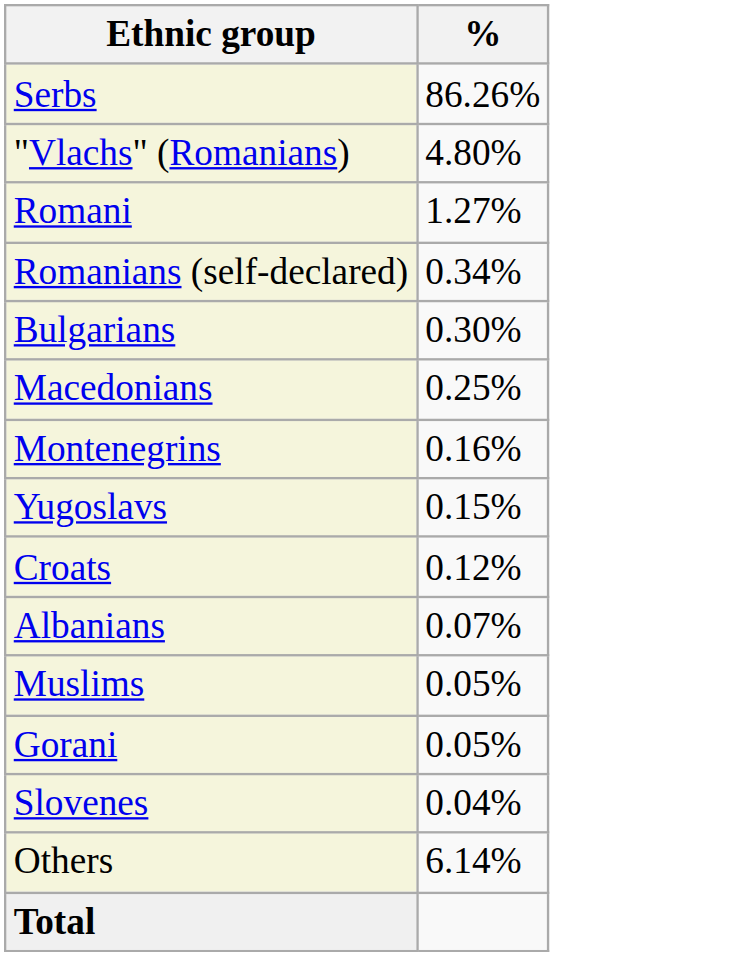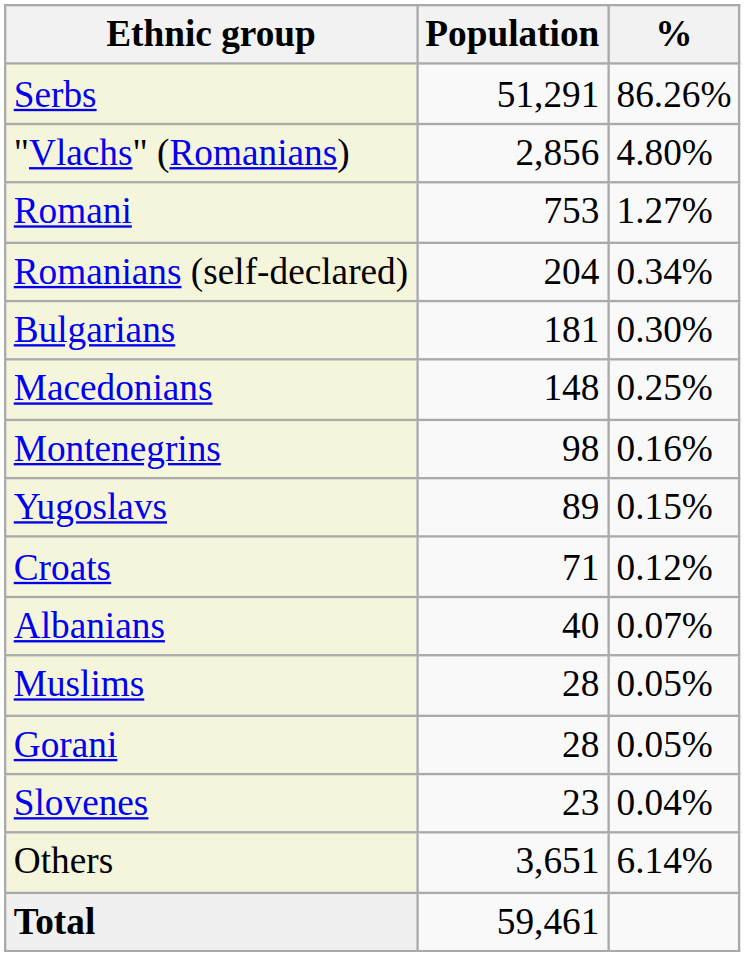+ column: (512, 34)
